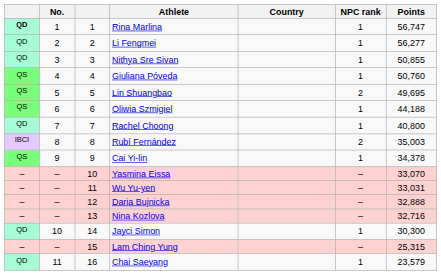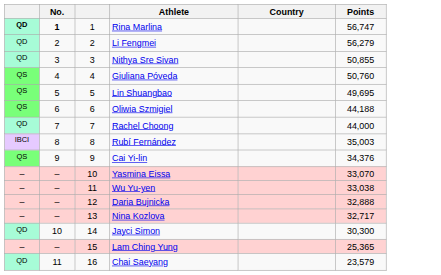- column: (361, 12)
(57, 27) normal -> (57, 27) bold
(411, 43) 56,277 -> (361, 43) 56,279
(411, 126) 40,800 -> (361, 126) 44,000
(411, 159) 34,378 -> (361, 159) 34,376
(411, 188) 33,031 -> (361, 188) 33,038
(411, 216) 32,716 -> (361, 216) 32,717
(411, 247) 25,315 -> (361, 247) 25,365
